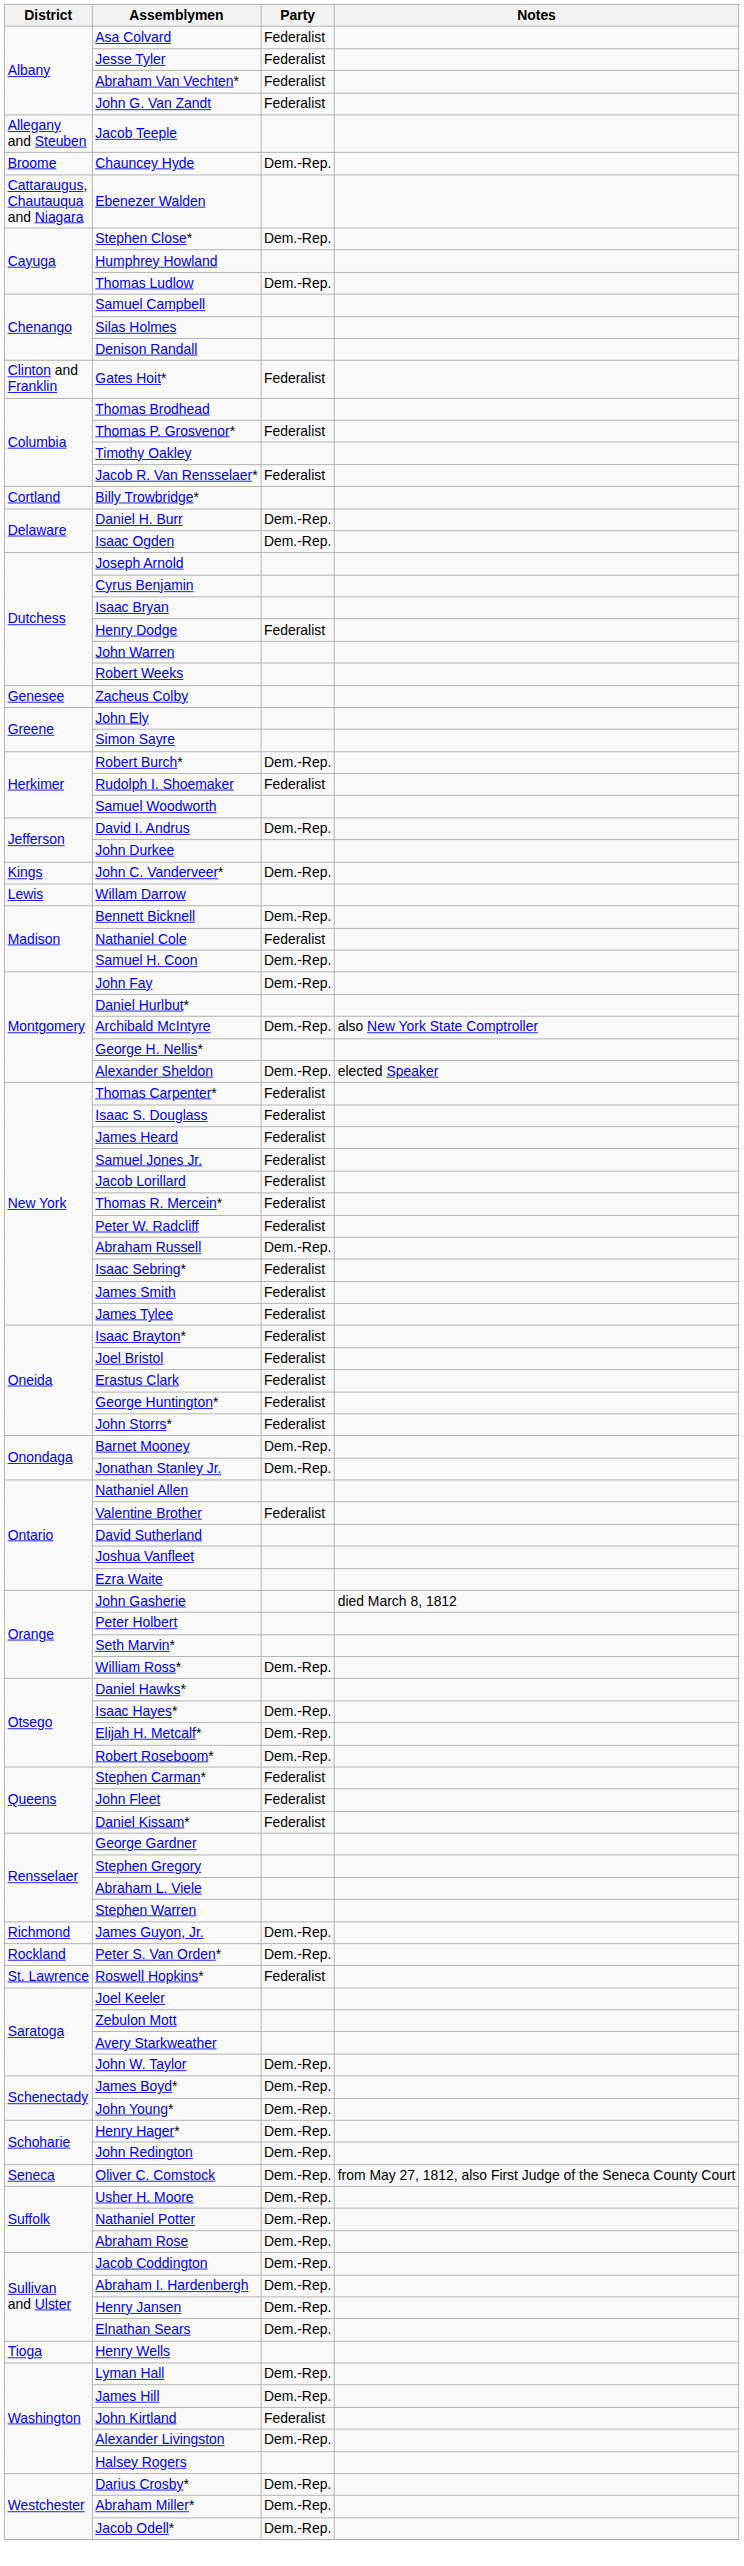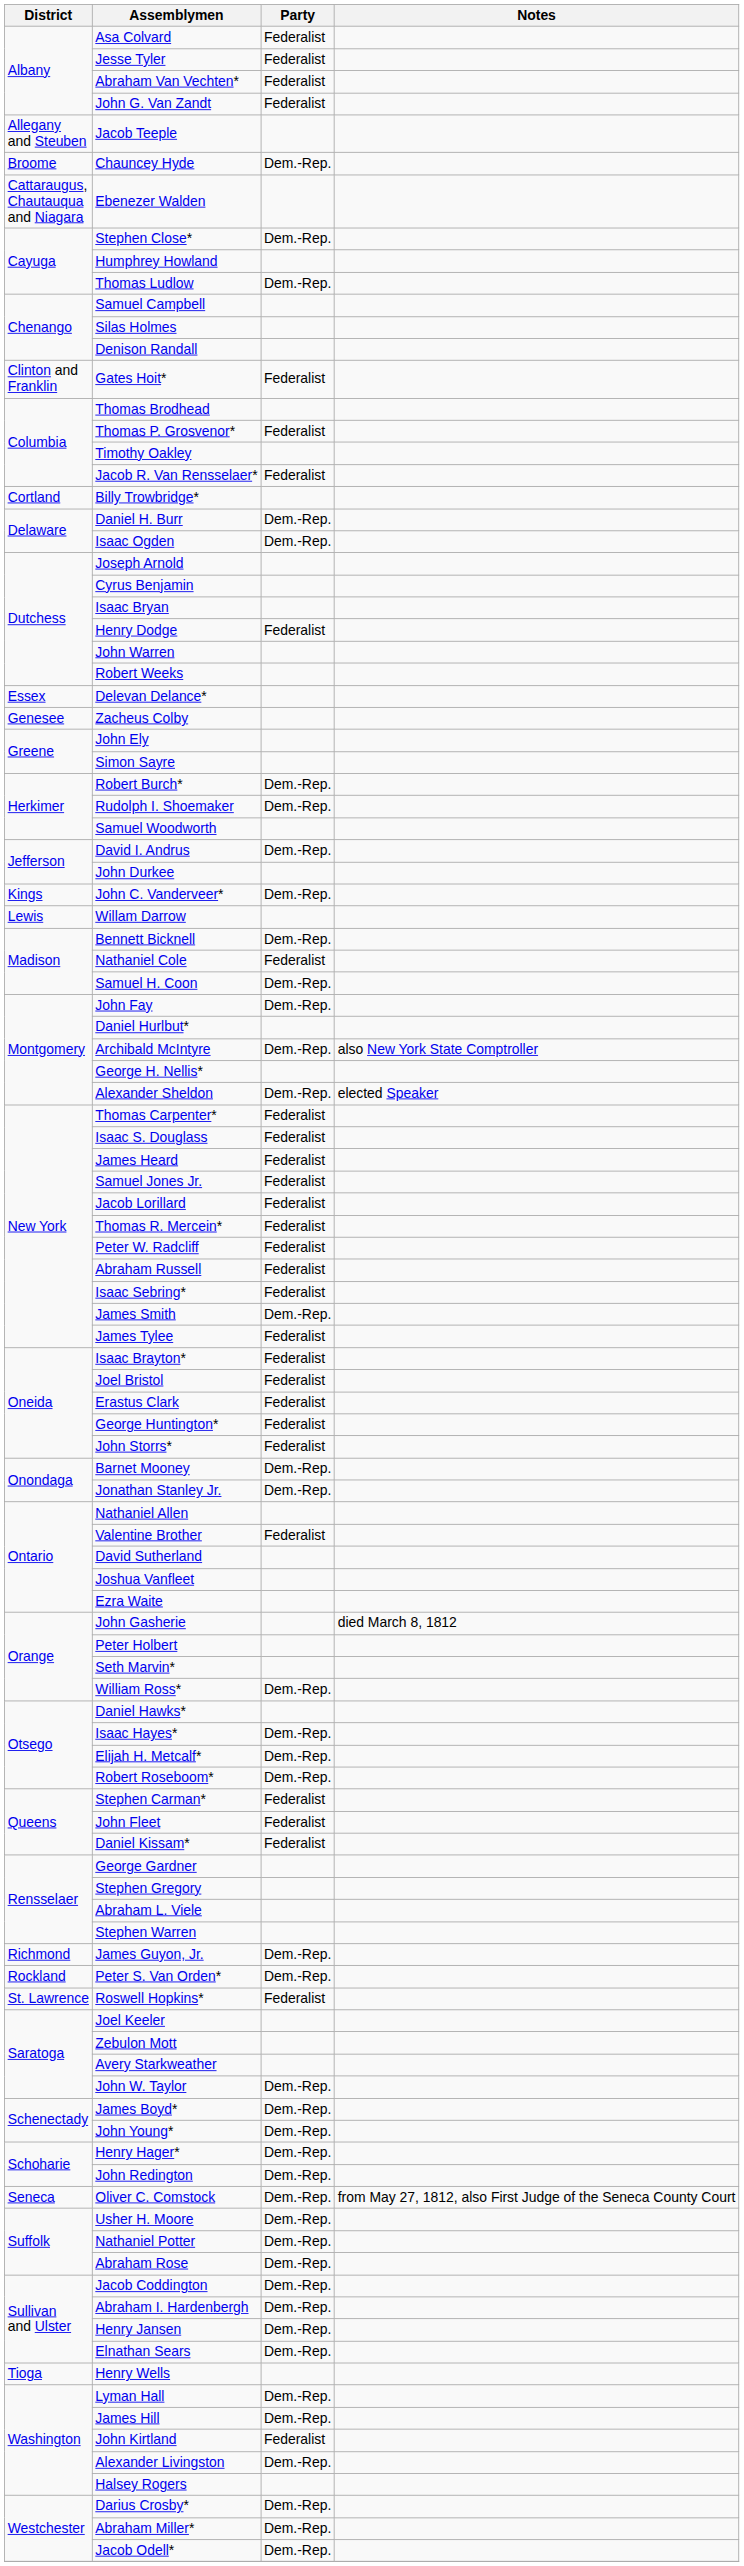+ row: (151, 696)
(295, 784) Federalist -> (298, 806) Dem.-Rep.
(298, 1248) Dem.-Rep. -> (295, 1270) Federalist
(295, 1292) Federalist -> (298, 1314) Dem.-Rep.
